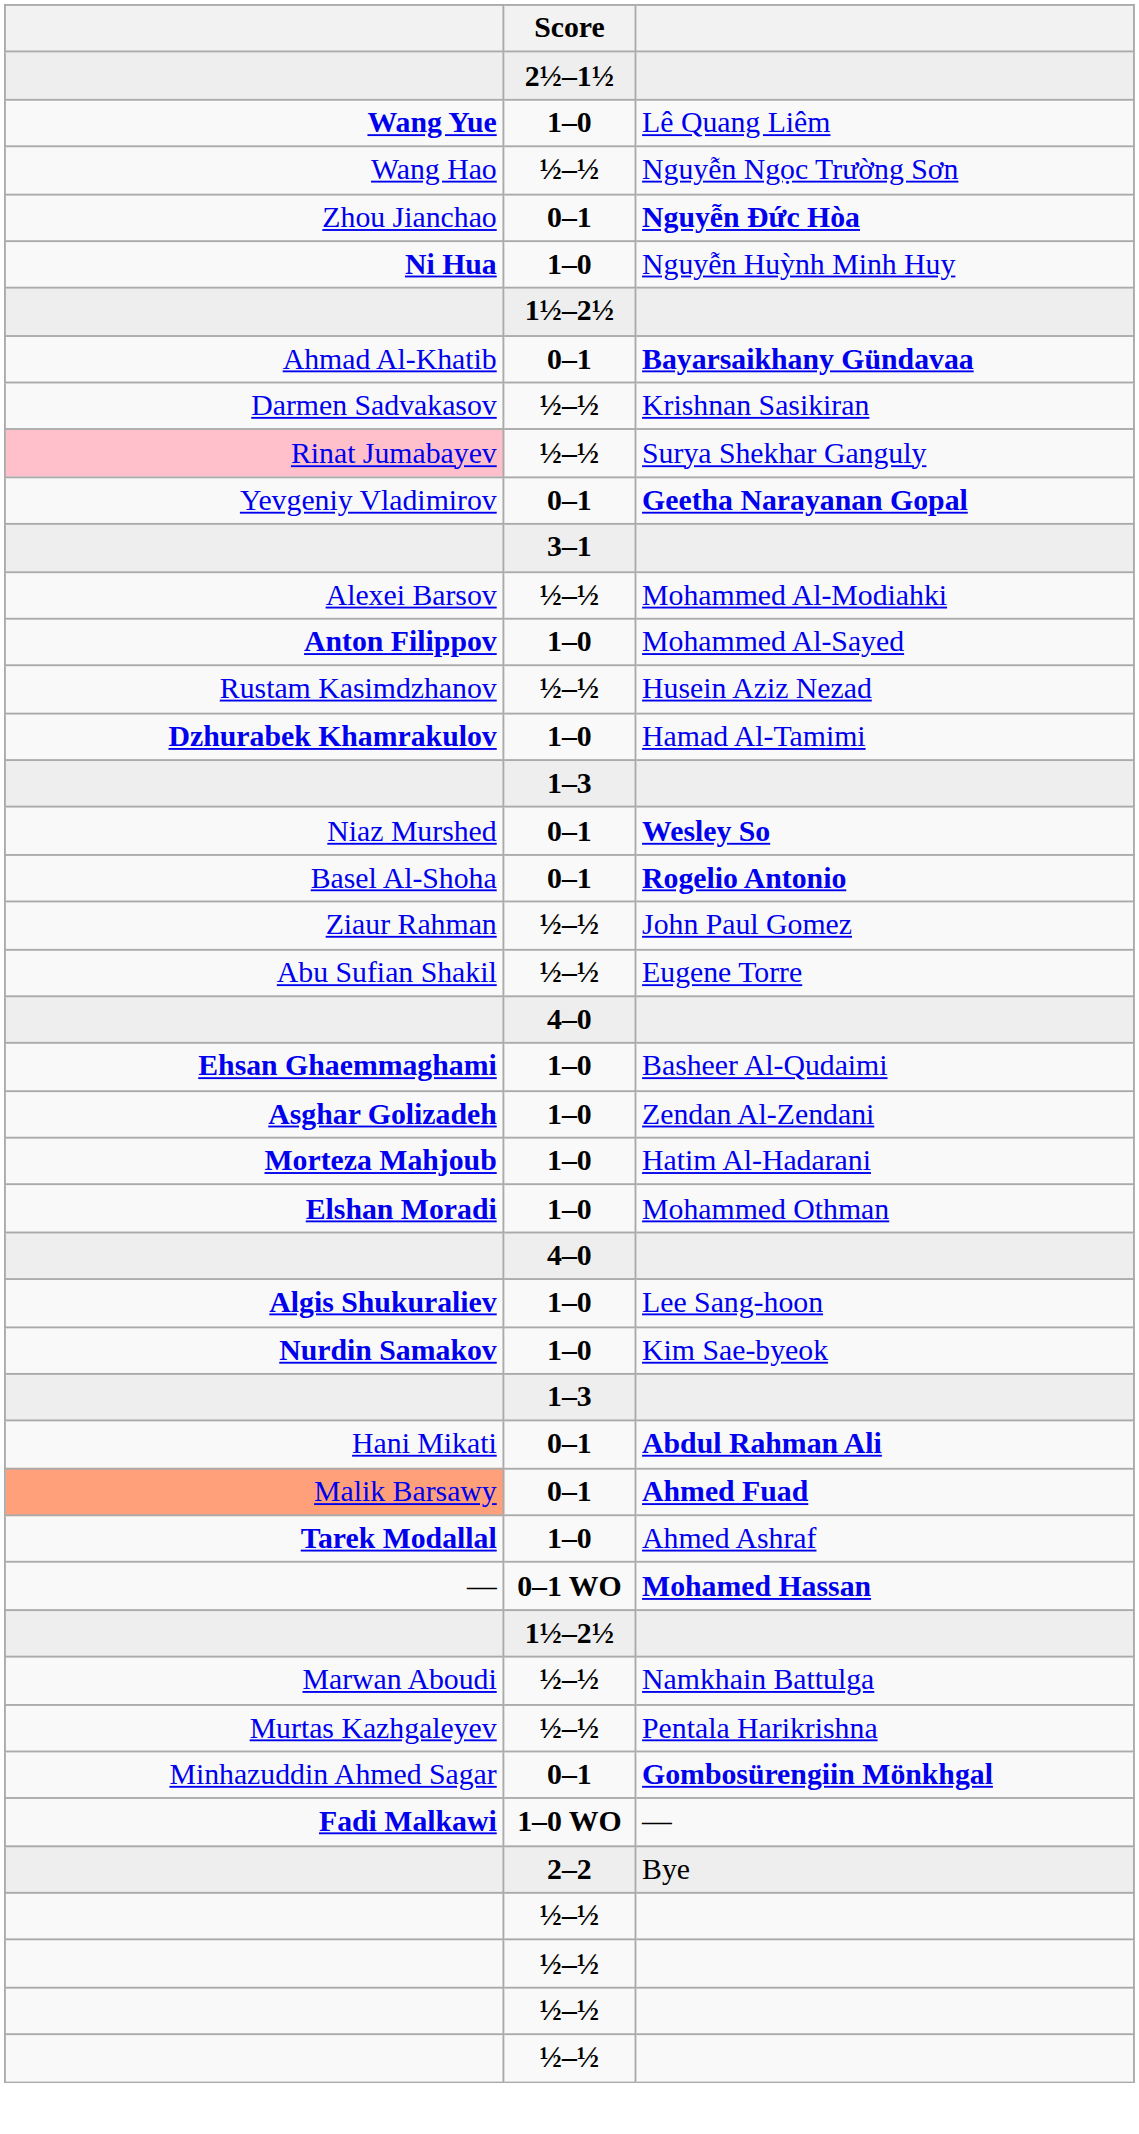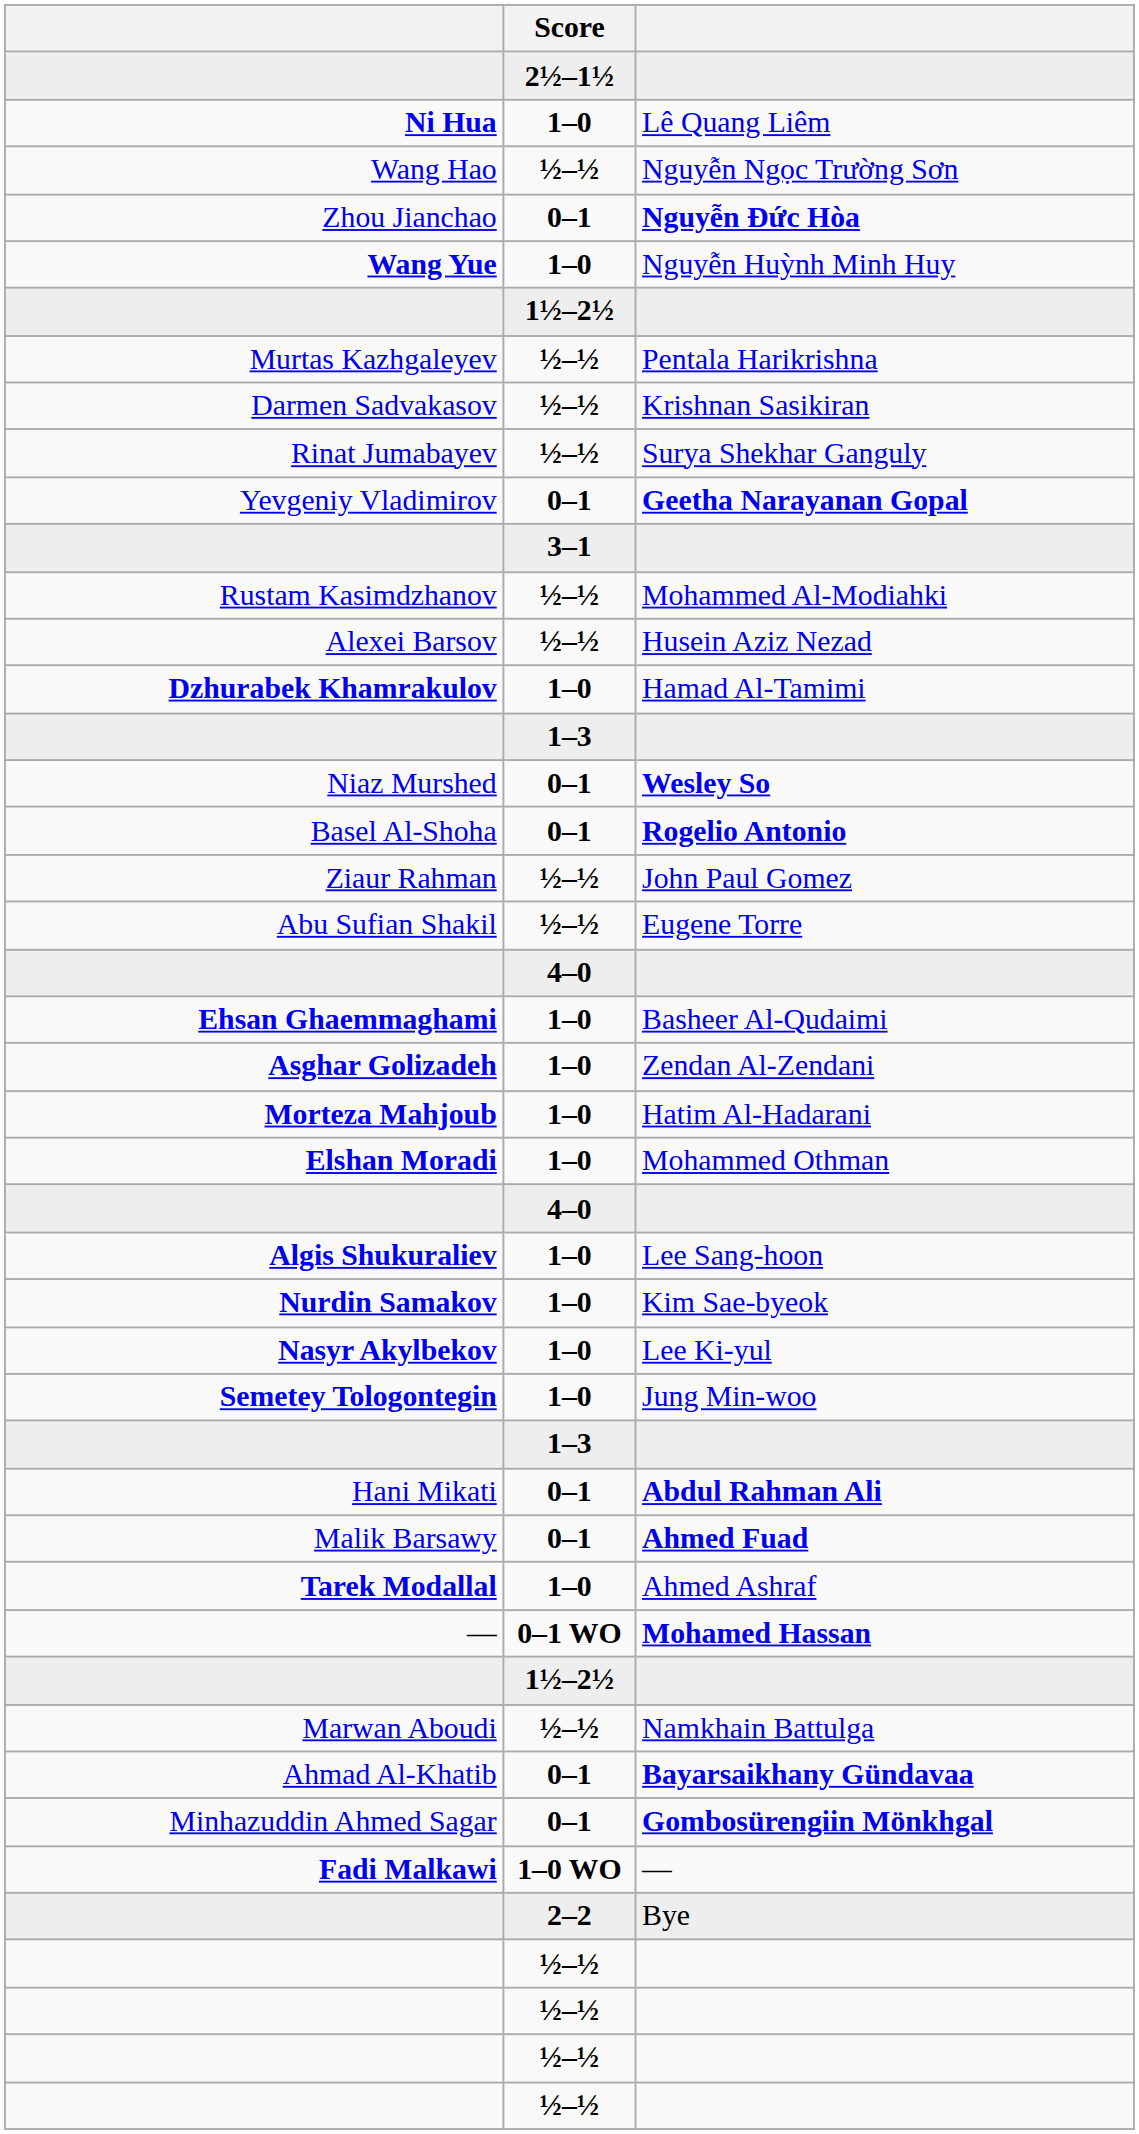(432, 122) Wang Yue -> (451, 122) Ni Hua
(451, 264) Ni Hua -> (432, 264) Wang Yue
rows swapped: (569, 1727) <-> (569, 358)
(394, 452) pink background -> (394, 452) no background
(411, 594) Alexei Barsov -> (358, 594) Rustam Kasimdzhanov
- row: (569, 641)
(358, 688) Rustam Kasimdzhanov -> (411, 641) Alexei Barsov
+ row: (569, 1349)
+ row: (569, 1396)
(405, 1491) lightsalmon background -> (405, 1538) no background
